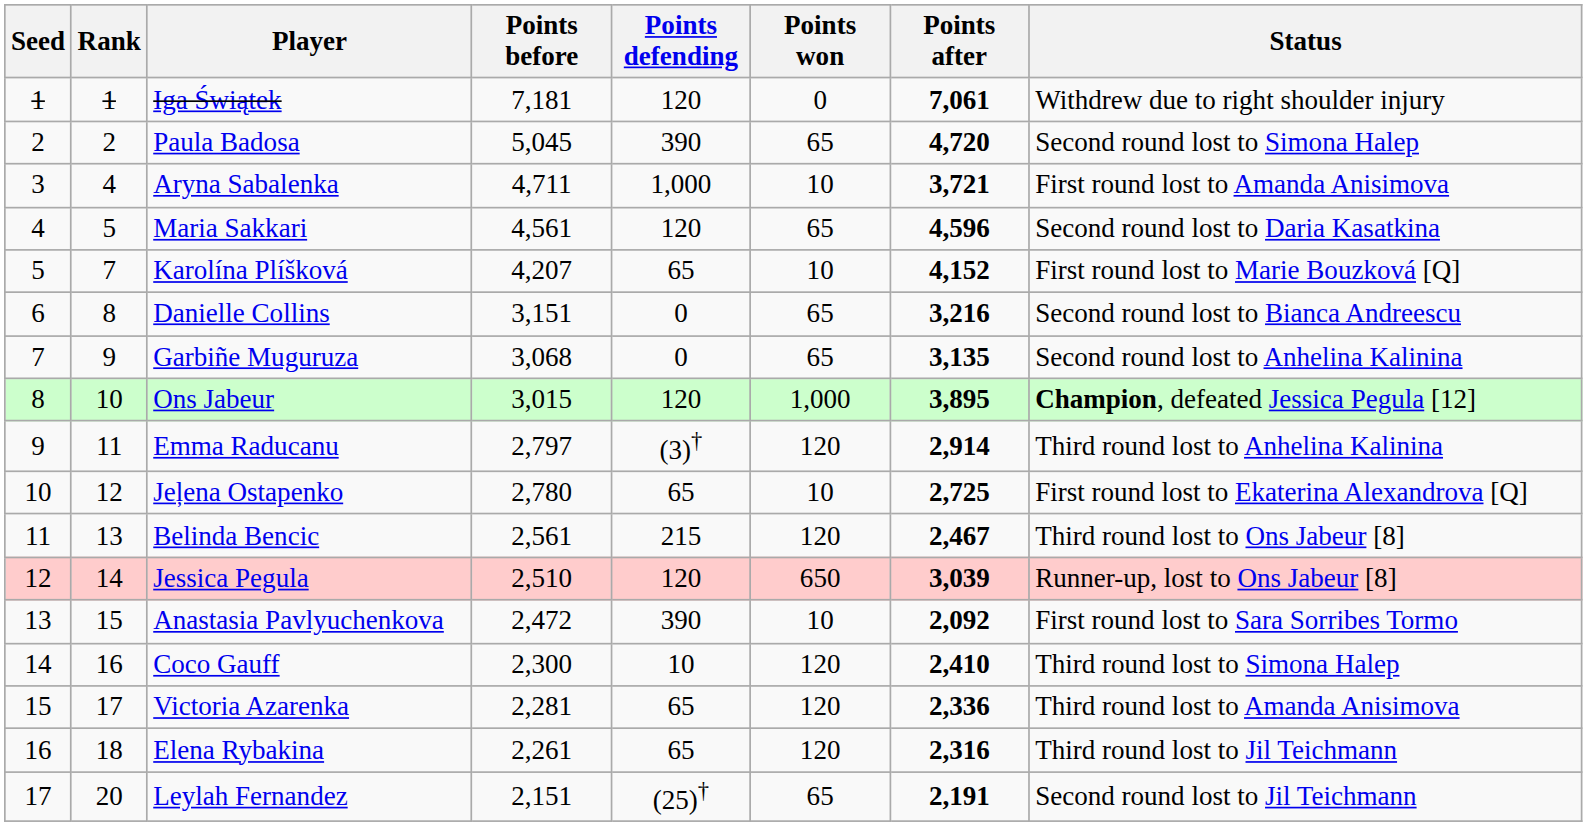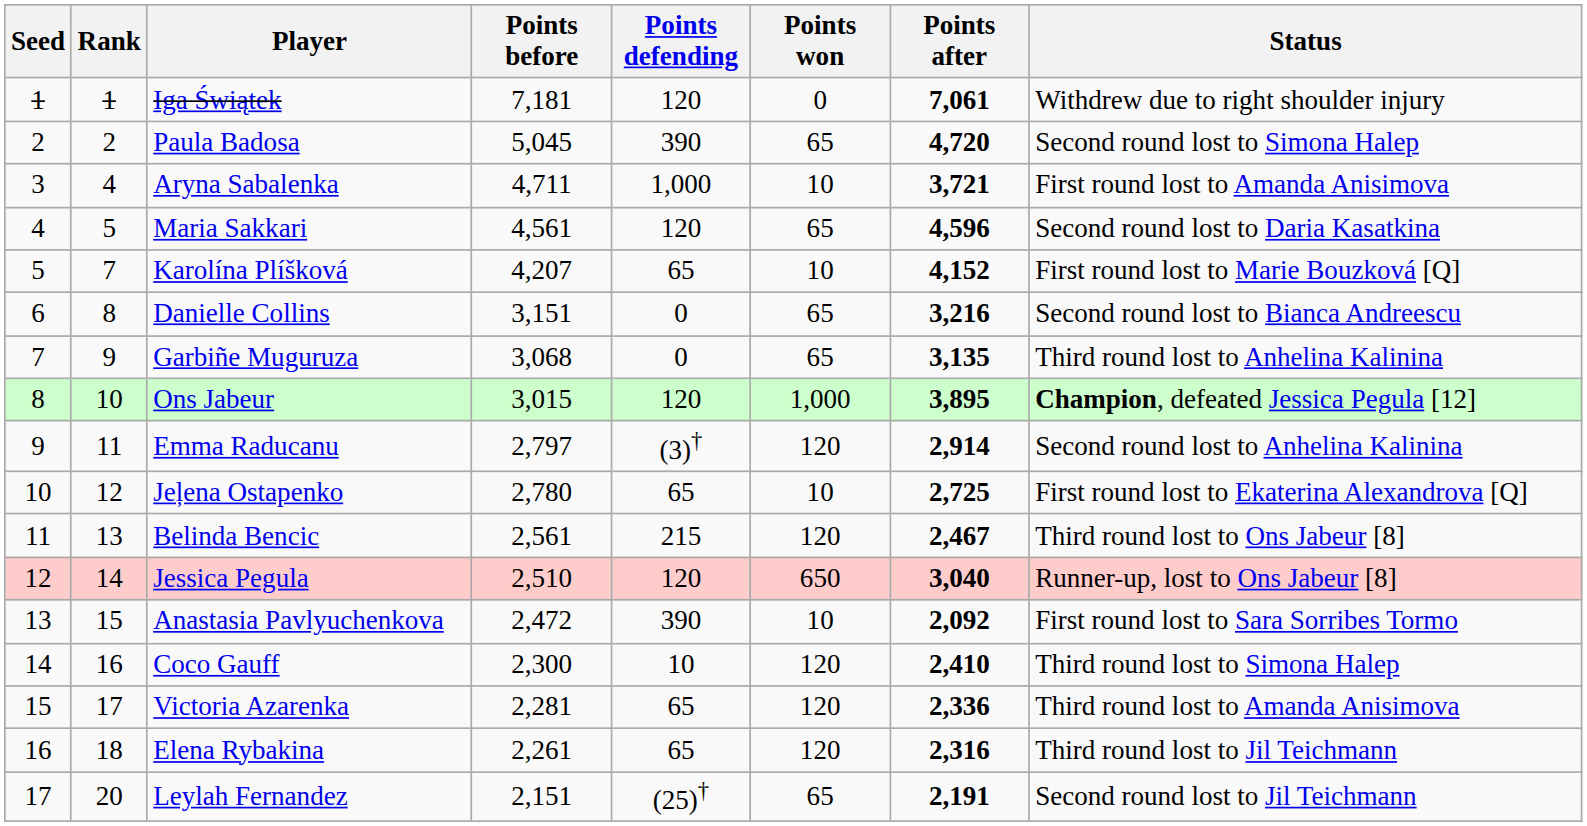(1249, 356) Second round lost to Anhelina Kalinina -> (1239, 356) Third round lost to Anhelina Kalinina
(1239, 445) Third round lost to Anhelina Kalinina -> (1249, 445) Second round lost to Anhelina Kalinina
(959, 578) 3,039 -> (959, 578) 3,040
